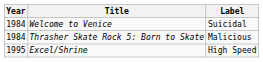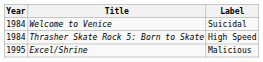(230, 37) Malicious -> (232, 37) High Speed
(232, 50) High Speed -> (230, 50) Malicious
